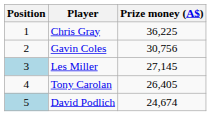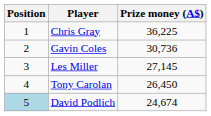(162, 48) 30,756 -> (162, 48) 30,736
(26, 66) lightblue background -> (26, 66) no background
(162, 84) 26,405 -> (162, 84) 26,450
